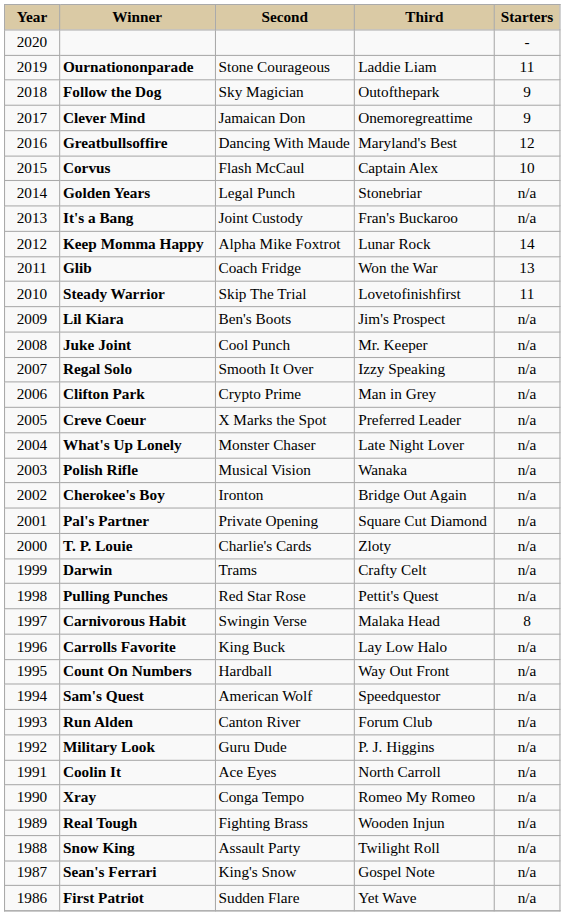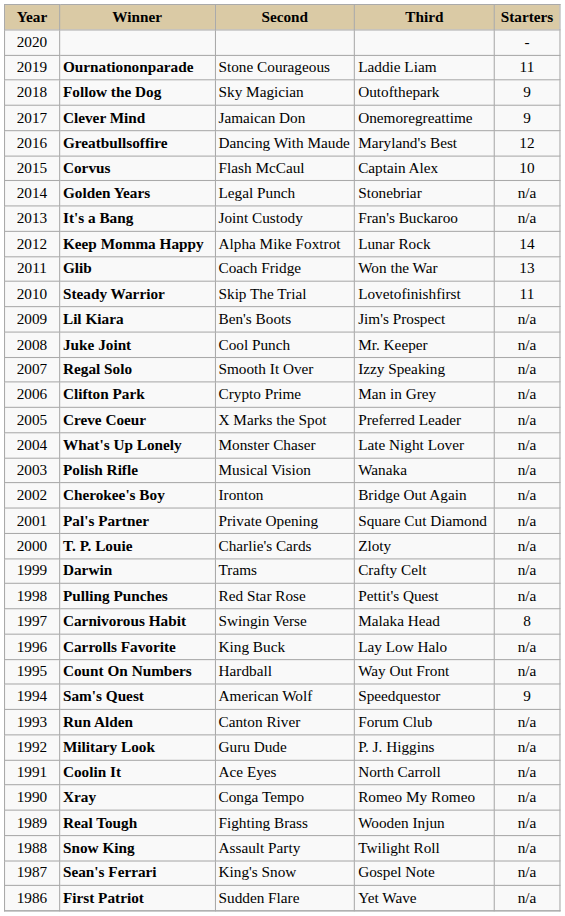(527, 697) n/a -> (527, 697) 9
